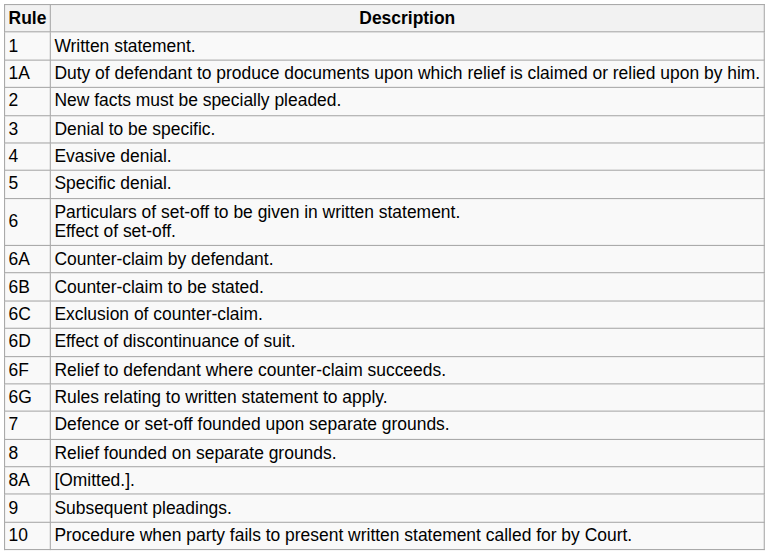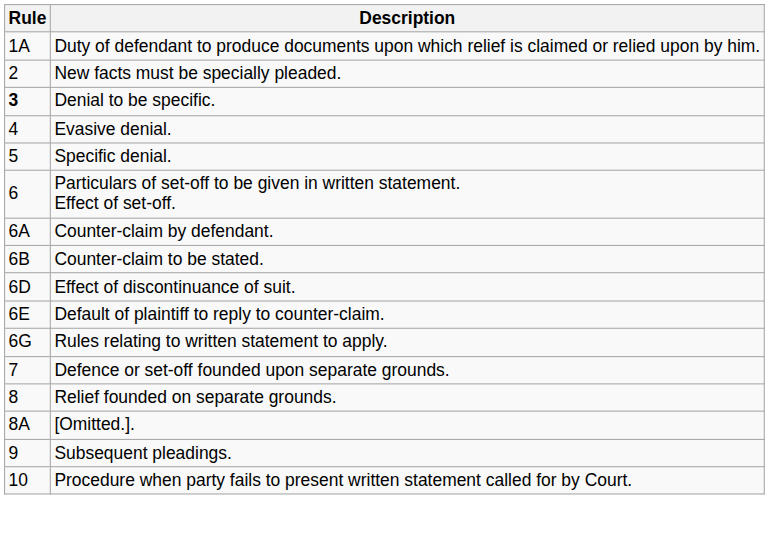- row: (125, 45)
(13, 128) normal -> (13, 101) bold
- row: (159, 314)
+ row: (220, 314)
- row: (250, 369)
